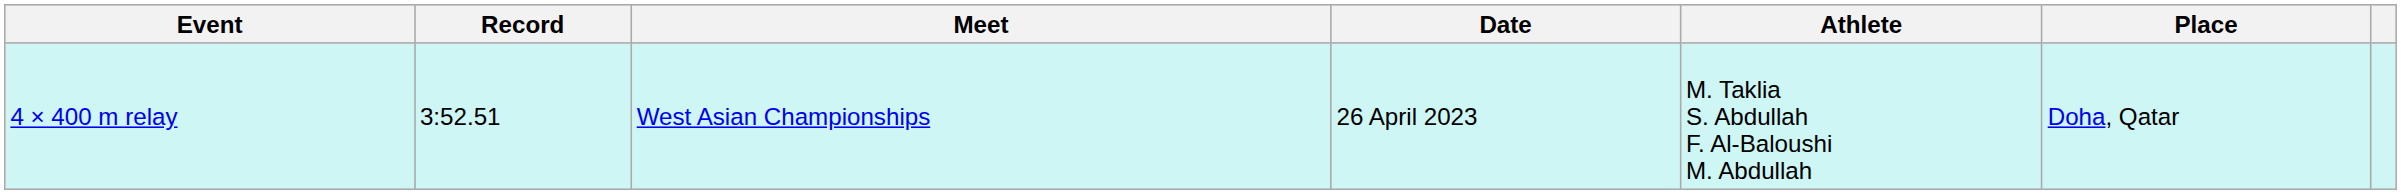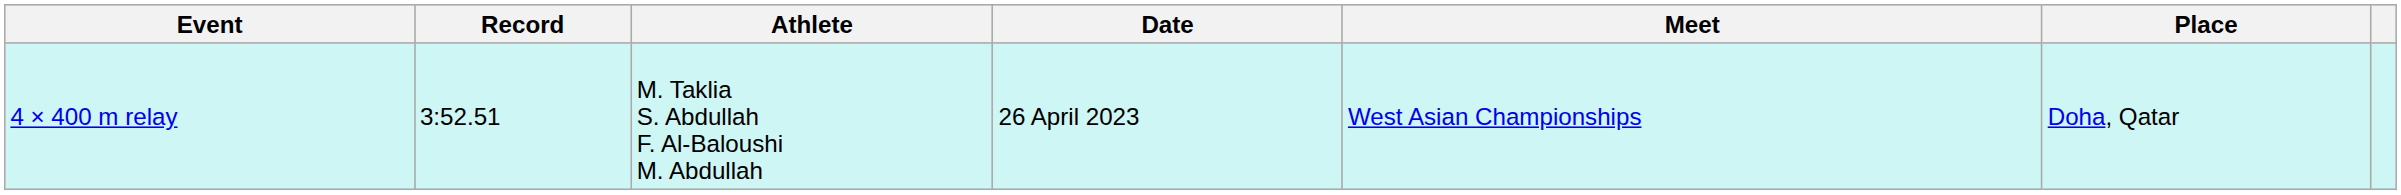columns swapped: (1861, 24) <-> (981, 24)
